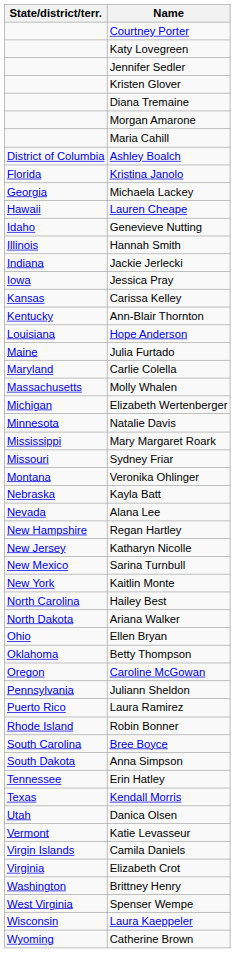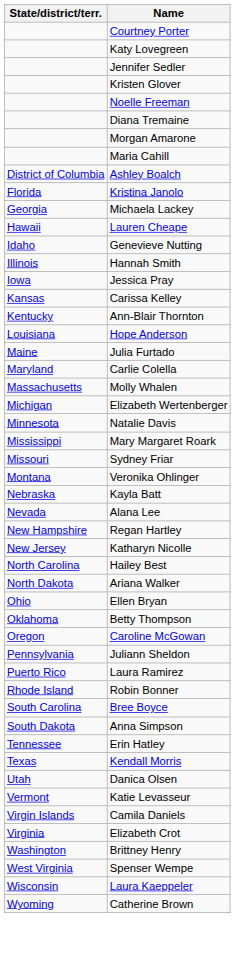+ row: (150, 102)
- row: (146, 263)
- row: (147, 565)
- row: (142, 583)
